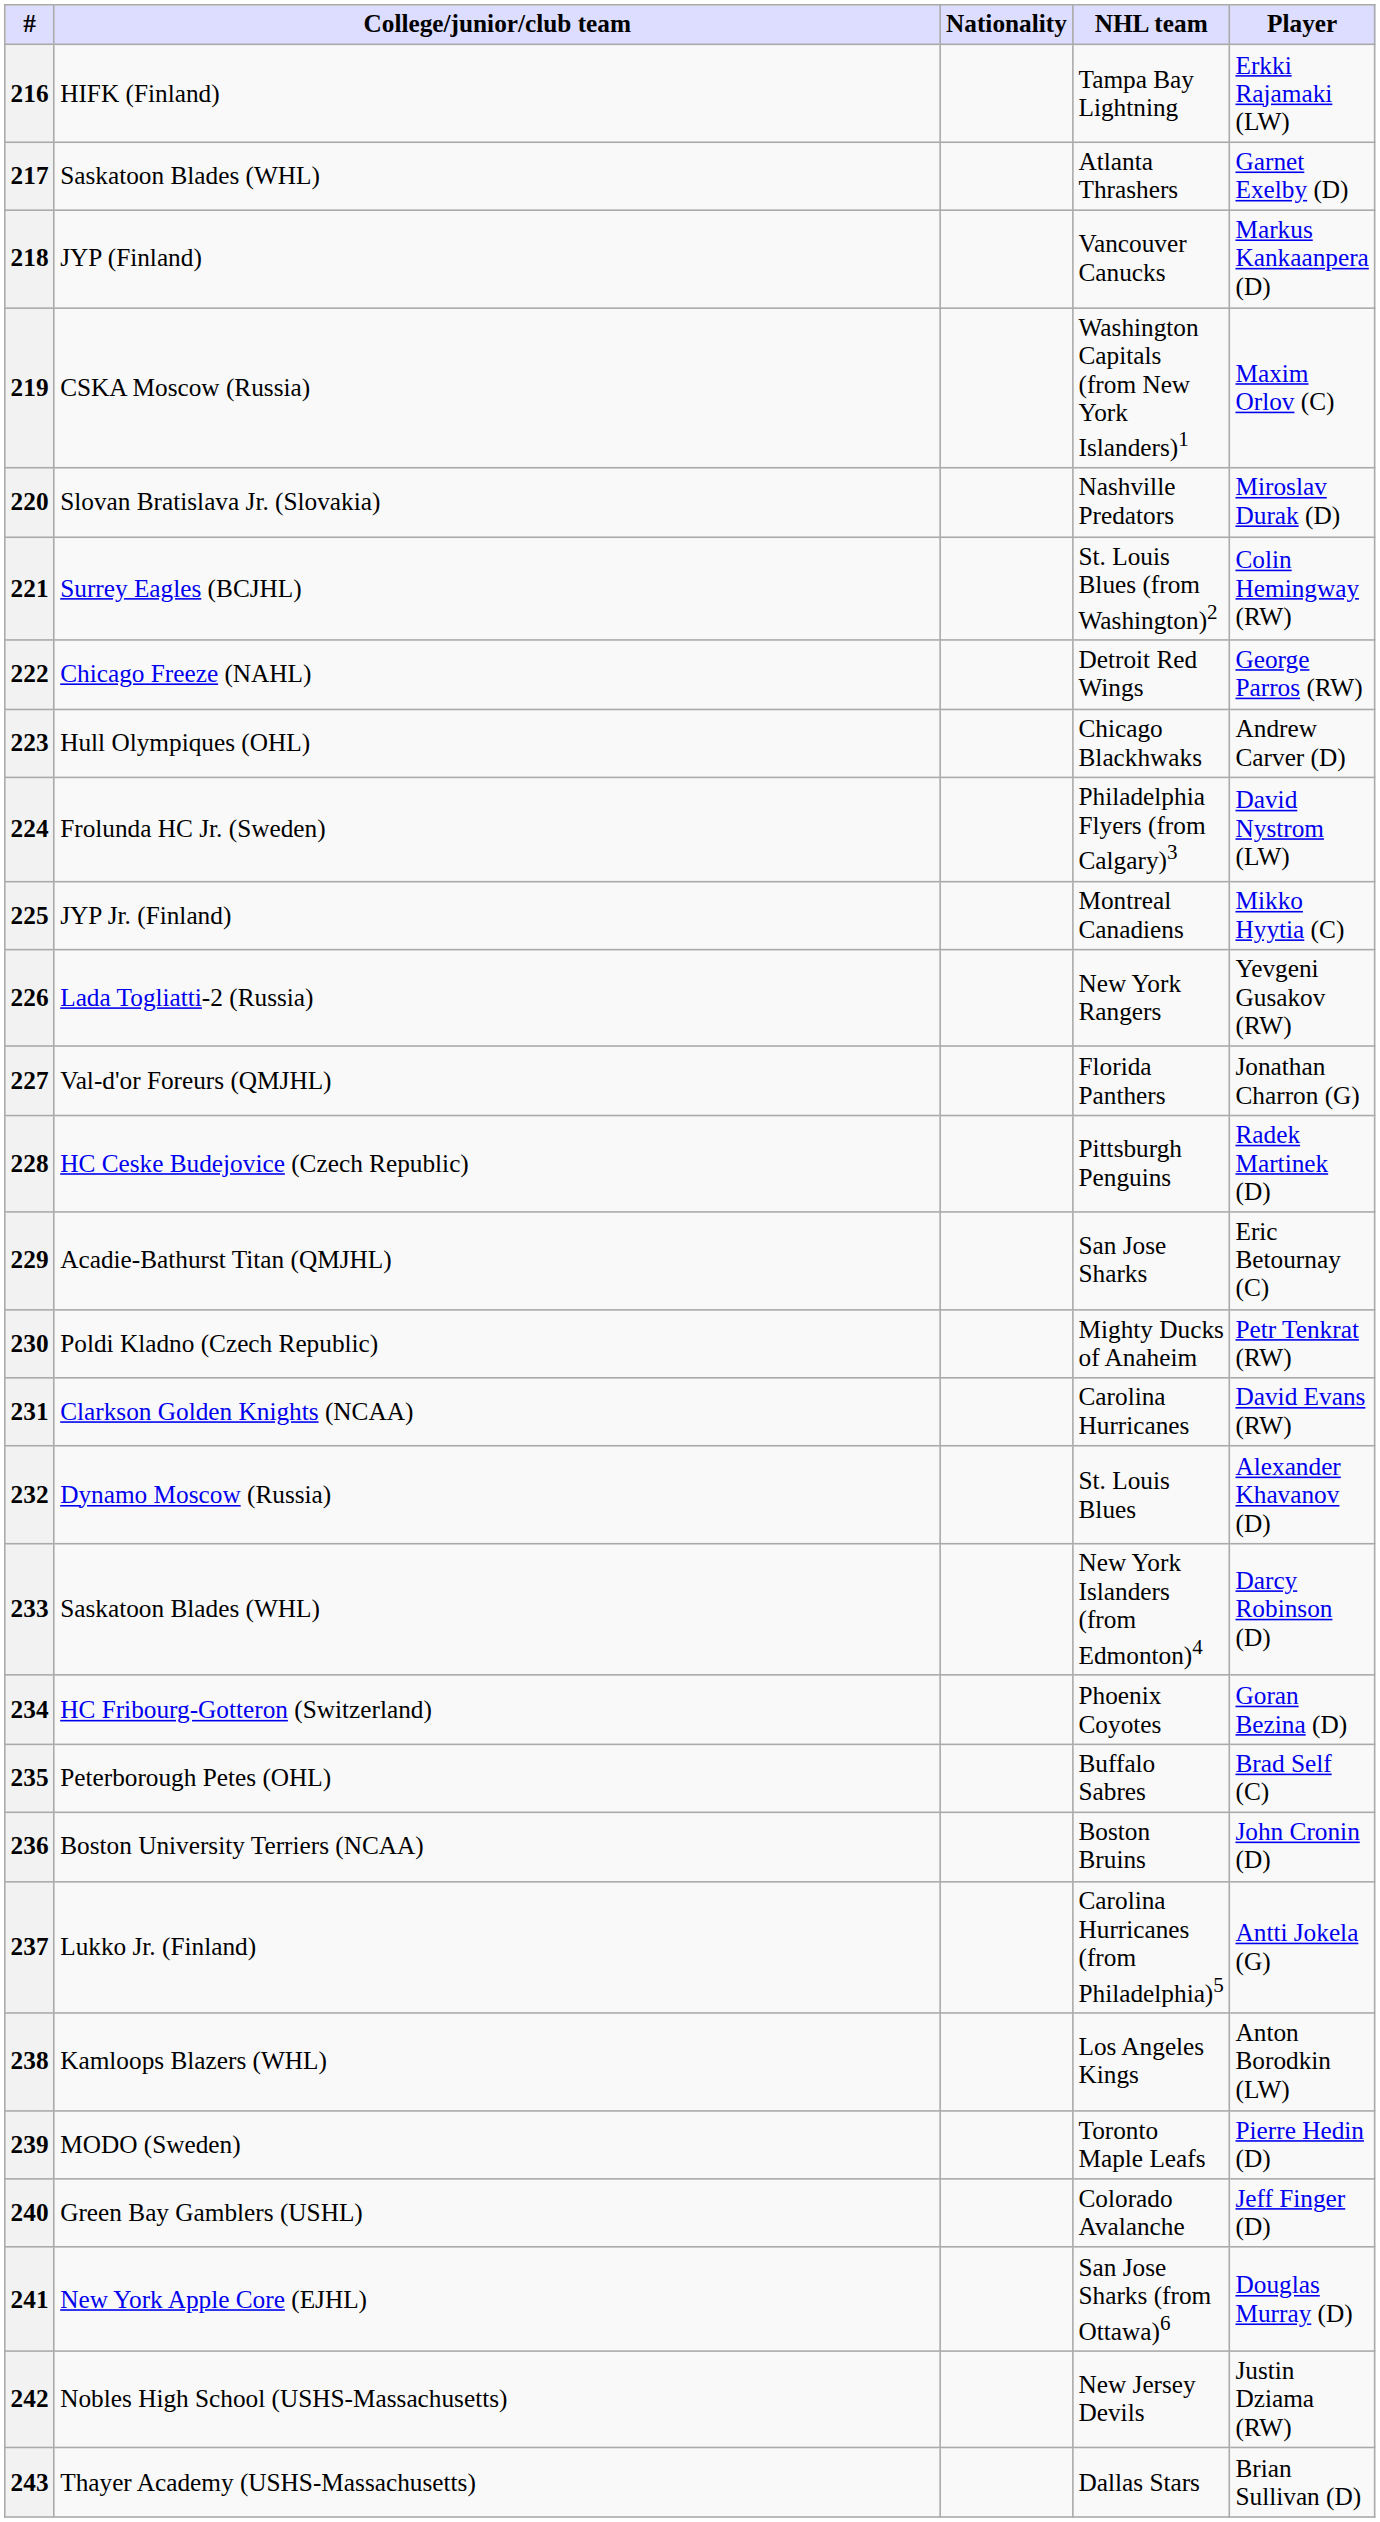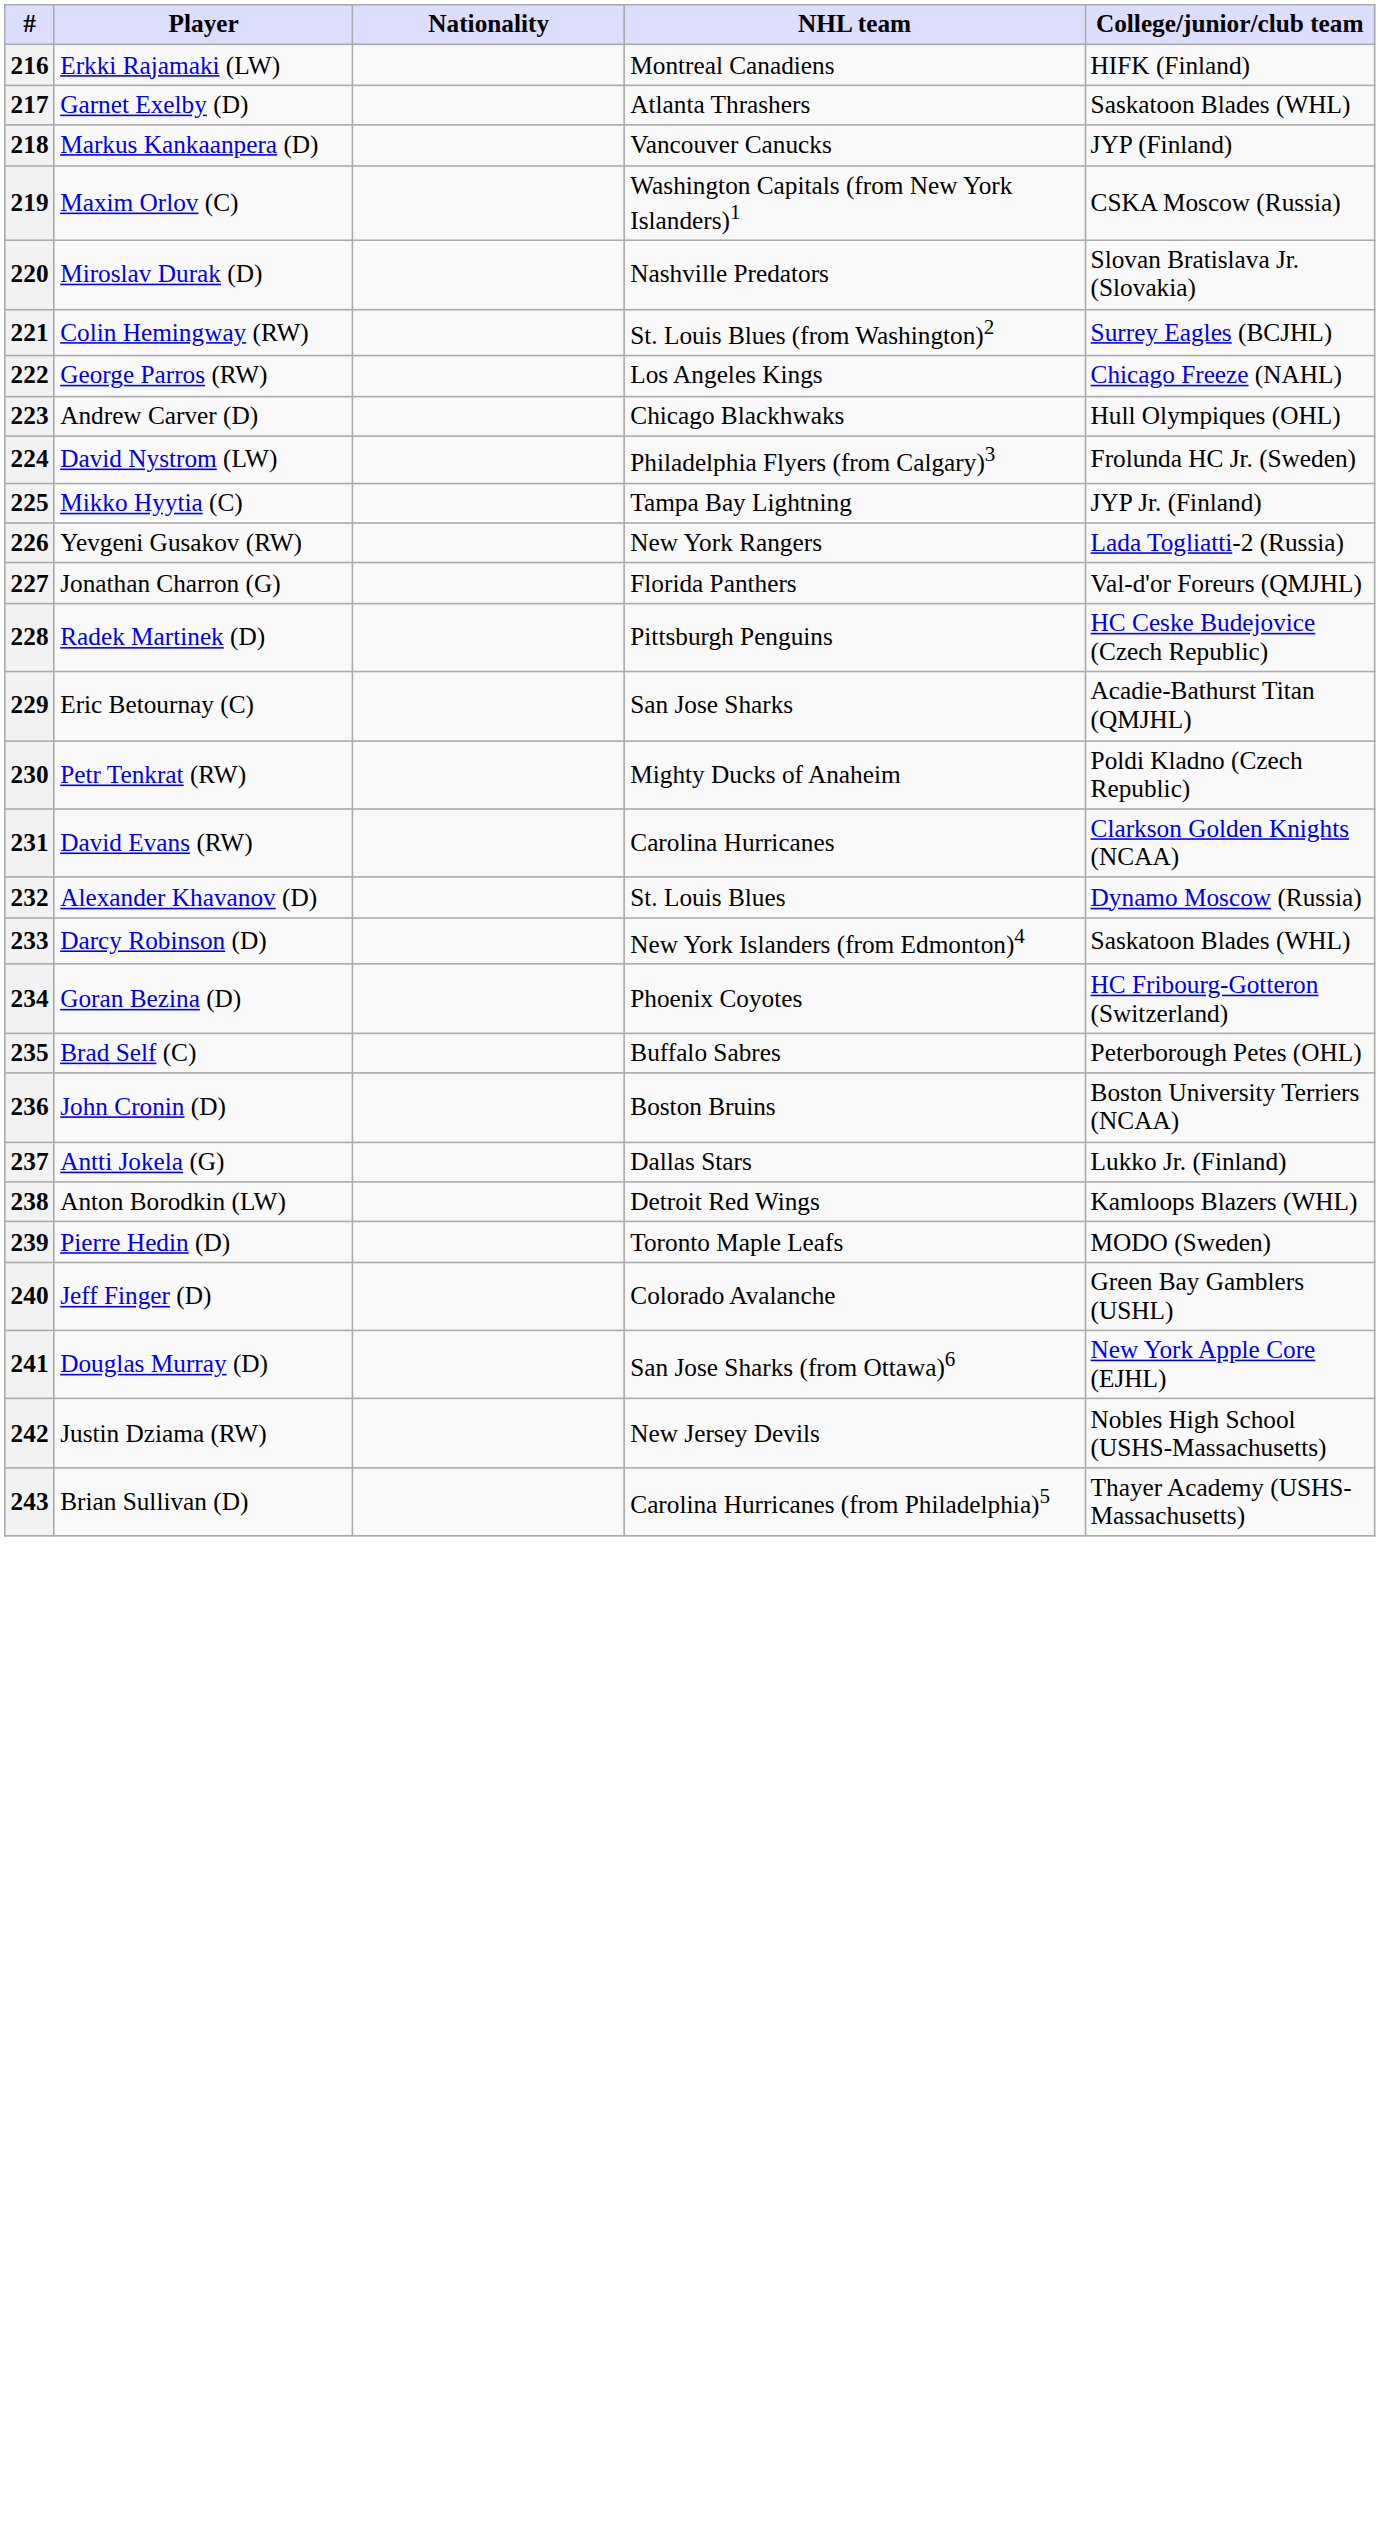columns swapped: (1302, 24) <-> (497, 24)
(1136, 93) Tampa Bay Lightning -> (732, 64) Montreal Canadiens
(1138, 674) Detroit Red Wings -> (726, 375) Los Angeles Kings
(1131, 915) Montreal Canadiens -> (741, 502) Tampa Bay Lightning
(1151, 1946) Carolina Hurricanes (from Philadelphia)5 -> (691, 1161) Dallas Stars
(1141, 2061) Los Angeles Kings -> (725, 1201) Detroit Red Wings
(1139, 2482) Dallas Stars -> (840, 1501) Carolina Hurricanes (from Philadelphia)5
